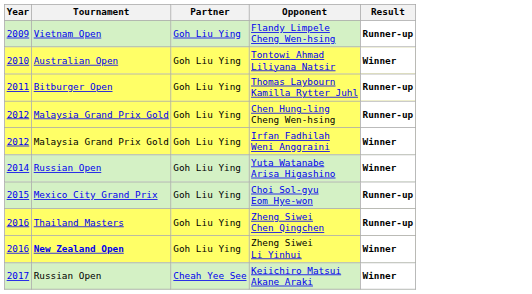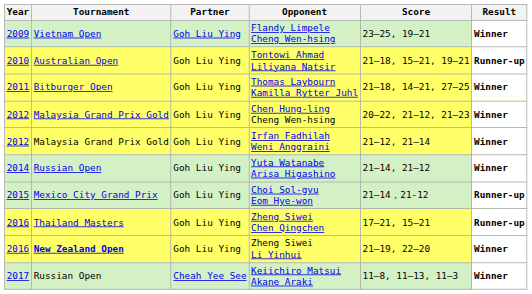+ column: (416, 12)
(388, 33) Runner-up -> (491, 33) Winner
(379, 60) Winner -> (499, 60) Runner-up
(388, 87) Runner-up -> (491, 87) Winner
(388, 114) Runner-up -> (491, 114) Winner
